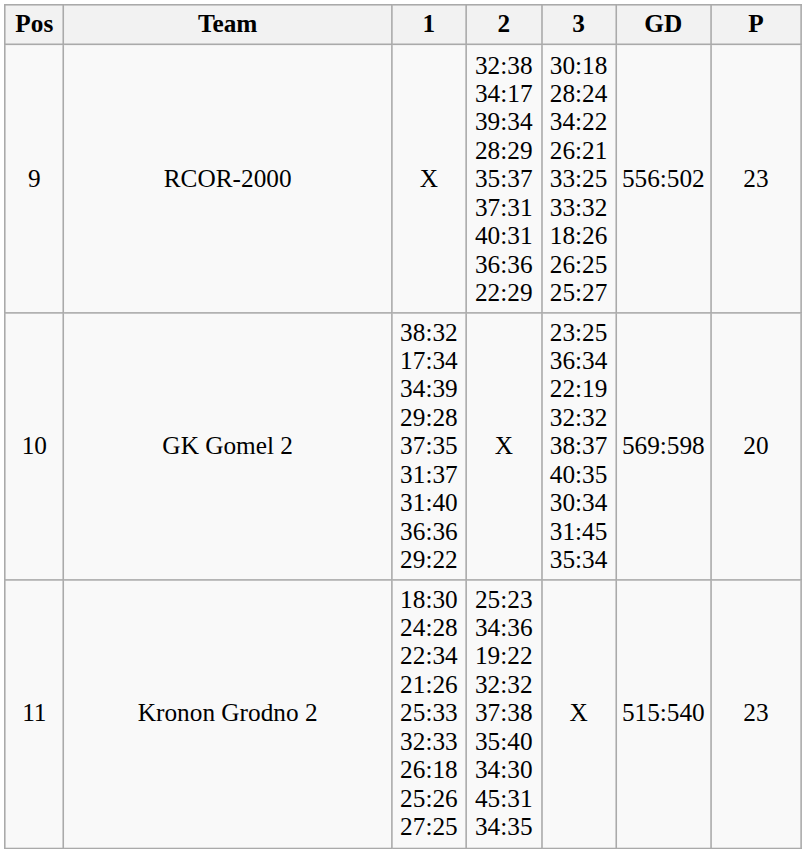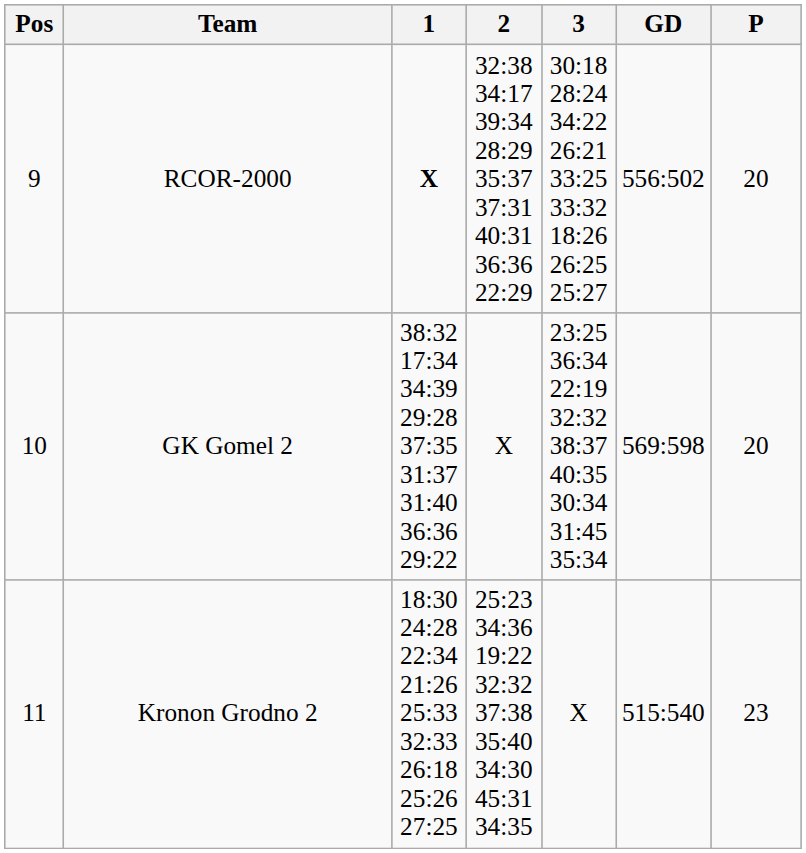(429, 178) normal -> (429, 178) bold
(756, 178) 23 -> (756, 178) 20
